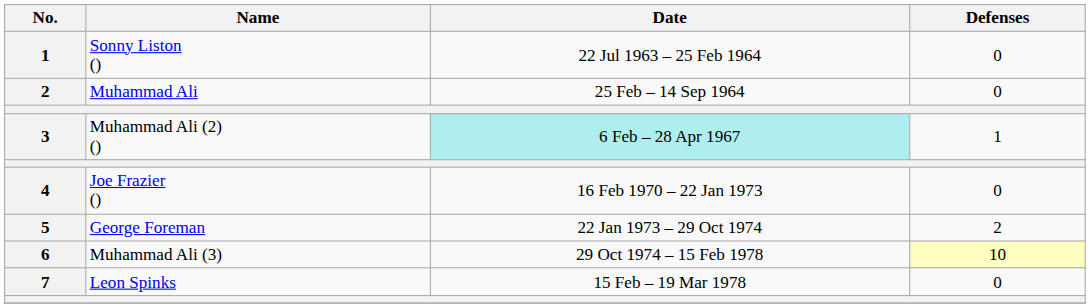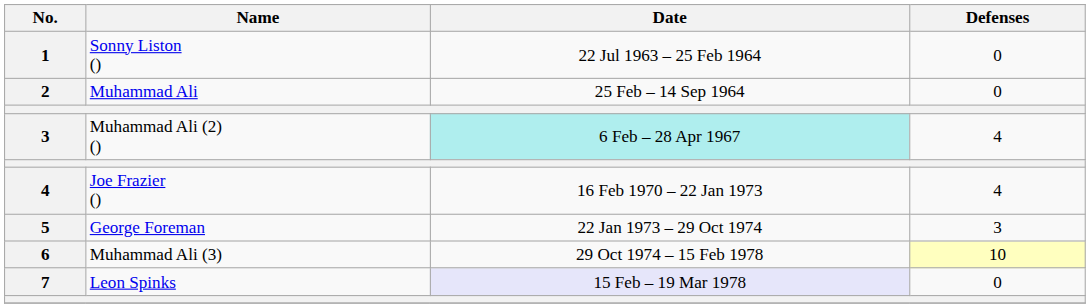(997, 136) 1 -> (997, 136) 4
(997, 190) 0 -> (997, 190) 4
(997, 227) 2 -> (997, 227) 3
(670, 281) no background -> (670, 281) lavender background
